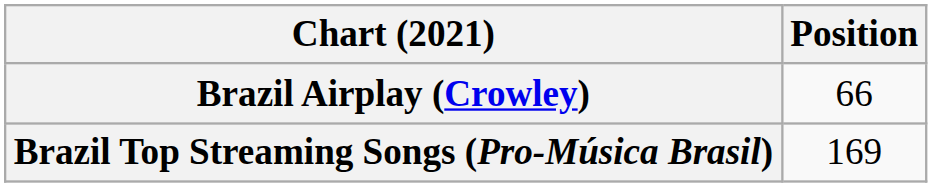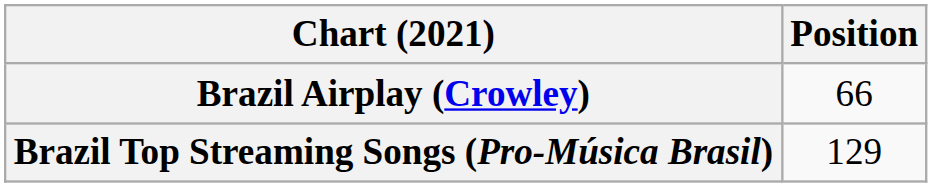(854, 151) 169 -> (854, 151) 129
